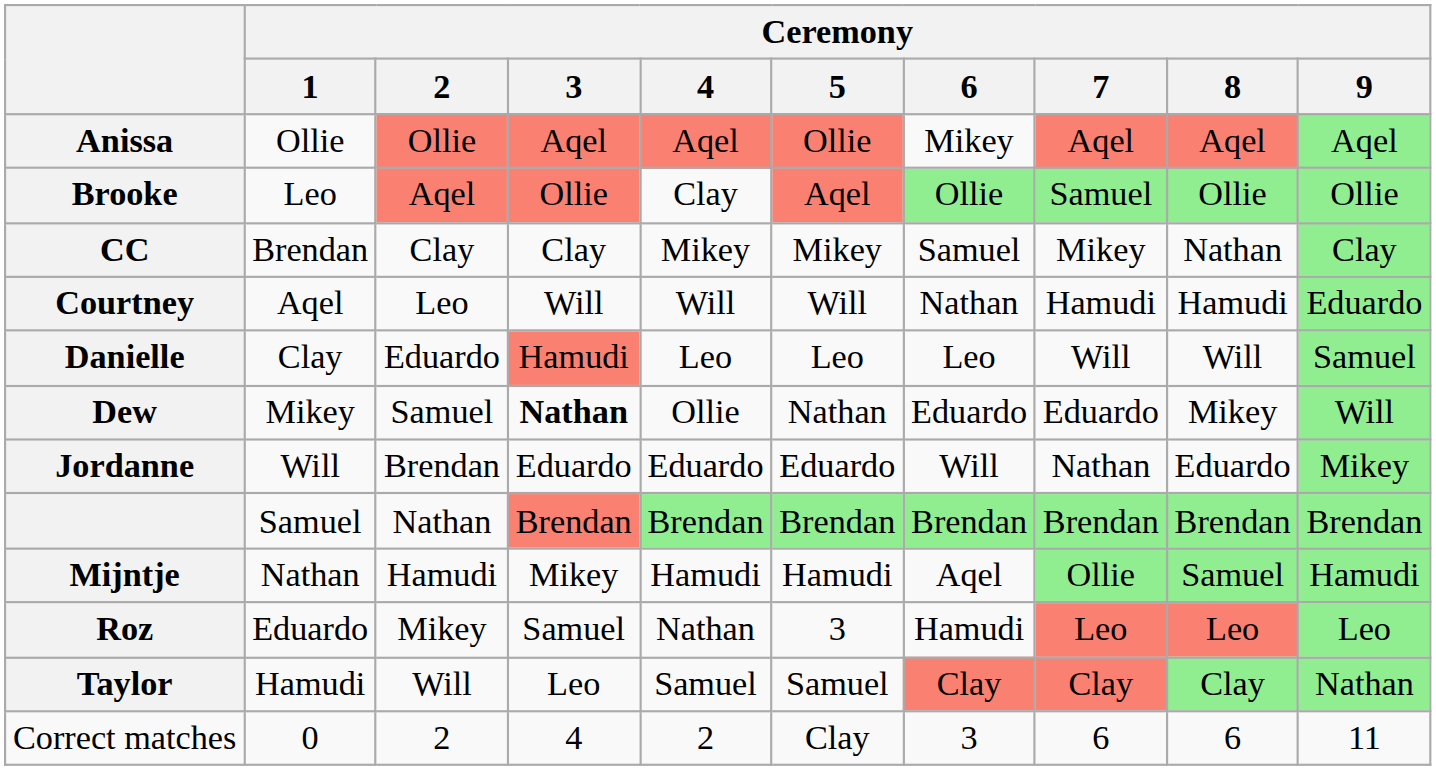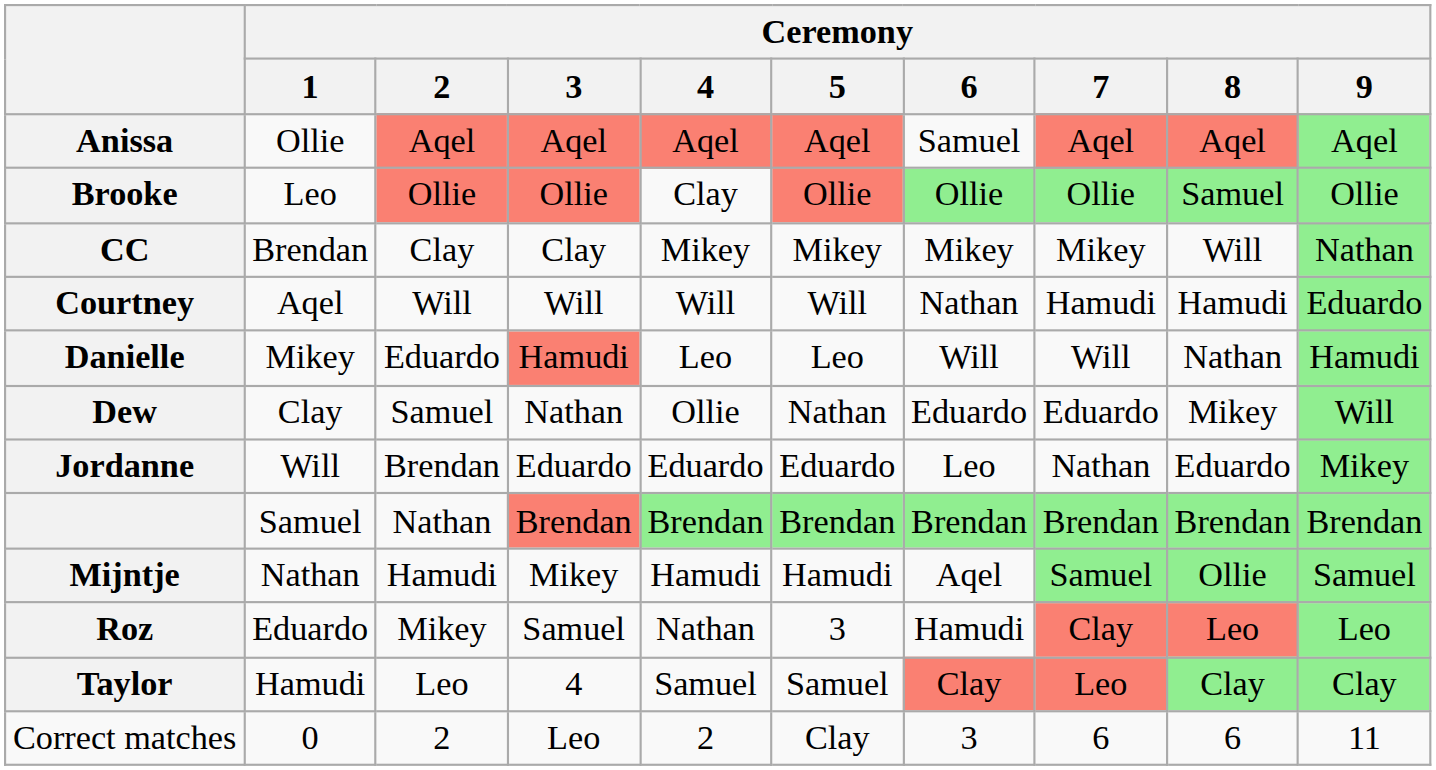(442, 140) Ollie -> (442, 140) Aqel
(837, 140) Ollie -> (837, 140) Aqel
(969, 140) Mikey -> (969, 140) Samuel
(442, 194) Aqel -> (442, 194) Ollie
(837, 194) Aqel -> (837, 194) Ollie
(1101, 194) Samuel -> (1101, 194) Ollie
(1233, 194) Ollie -> (1233, 194) Samuel
(969, 248) Samuel -> (969, 248) Mikey
(1233, 248) Nathan -> (1233, 248) Will
(1364, 248) Clay -> (1364, 248) Nathan
(442, 303) Leo -> (442, 303) Will
(310, 357) Clay -> (310, 357) Mikey
(969, 357) Leo -> (969, 357) Will
(1233, 357) Will -> (1233, 357) Nathan
(1364, 357) Samuel -> (1364, 357) Hamudi
(310, 411) Mikey -> (310, 411) Clay
(574, 411) bold -> (574, 411) normal
(969, 466) Will -> (969, 466) Leo
(1101, 574) Ollie -> (1101, 574) Samuel
(1233, 574) Samuel -> (1233, 574) Ollie
(1364, 574) Hamudi -> (1364, 574) Samuel
(1101, 628) Leo -> (1101, 628) Clay
(442, 683) Will -> (442, 683) Leo
(574, 683) Leo -> (574, 683) 4
(1101, 683) Clay -> (1101, 683) Leo
(1364, 683) Nathan -> (1364, 683) Clay
(574, 737) 4 -> (574, 737) Leo
